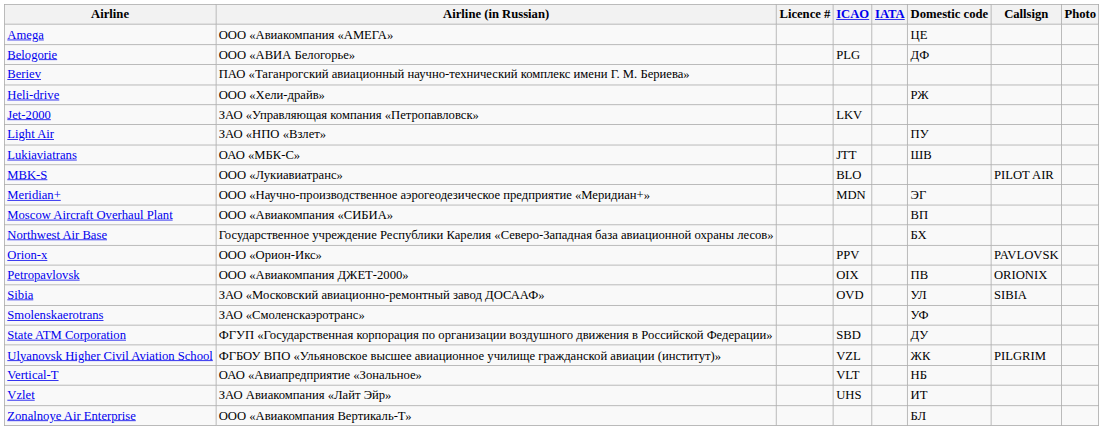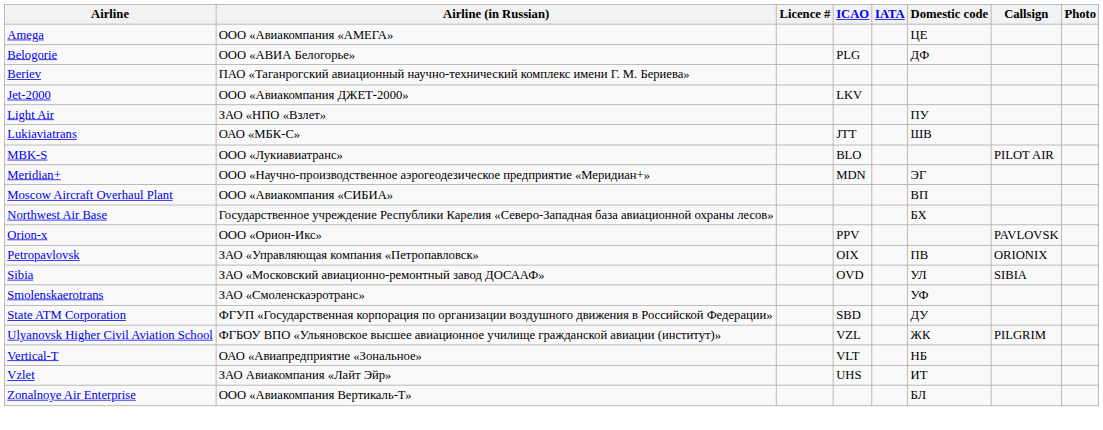- row: (33, 94)
(349, 114) ЗАО «Управляющая компания «Петропавловск» -> (314, 94) ООО «Авиакомпания ДЖЕТ-2000»
(314, 275) ООО «Авиакомпания ДЖЕТ-2000» -> (349, 255) ЗАО «Управляющая компания «Петропавловск»
